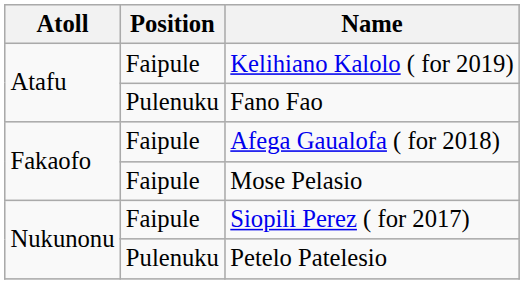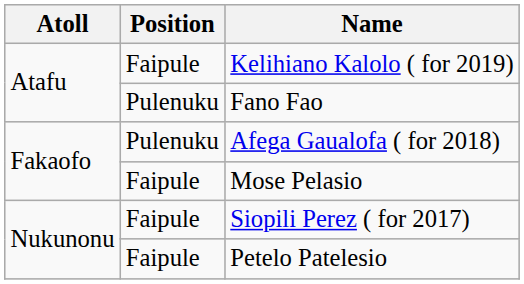(163, 141) Faipule -> (172, 141) Pulenuku
(172, 258) Pulenuku -> (163, 258) Faipule
